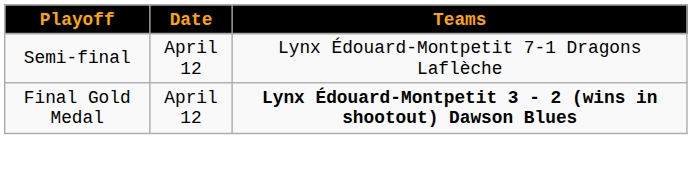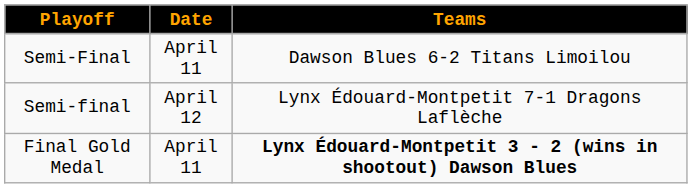+ row: (77, 59)
(191, 108) April 12 -> (191, 158) April 11
